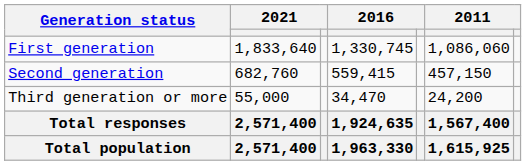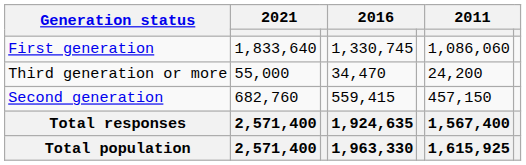rows swapped: (86, 74) <-> (118, 99)
